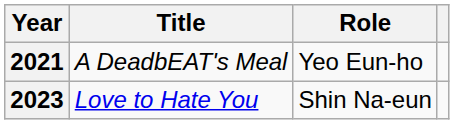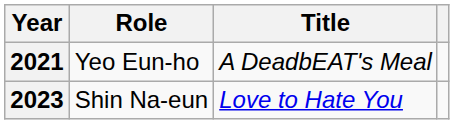columns swapped: (181, 23) <-> (365, 23)
